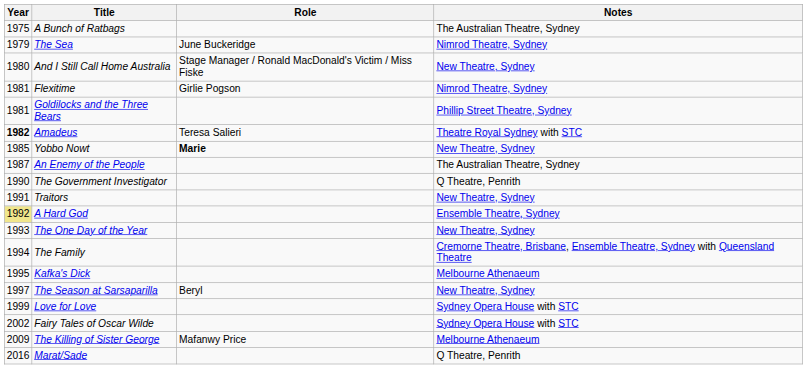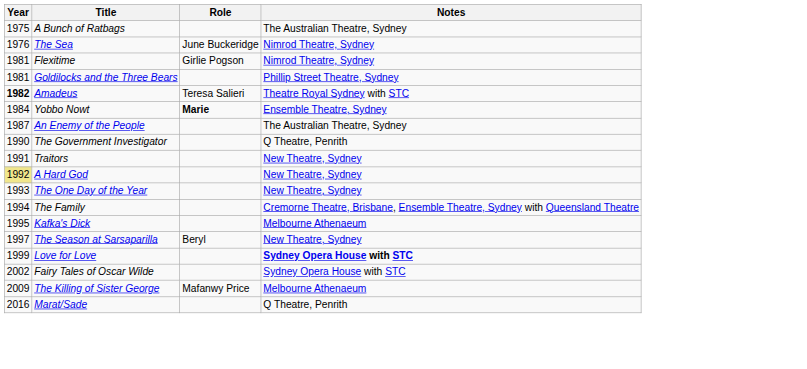(18, 45) 1979 -> (18, 45) 1976
- row: (102, 67)
(18, 149) 1985 -> (18, 110) 1984
(486, 149) New Theatre, Sydney -> (325, 110) Ensemble Theatre, Sydney
(498, 214) Ensemble Theatre, Sydney -> (312, 175) New Theatre, Sydney
(508, 307) normal -> (338, 256) bold
